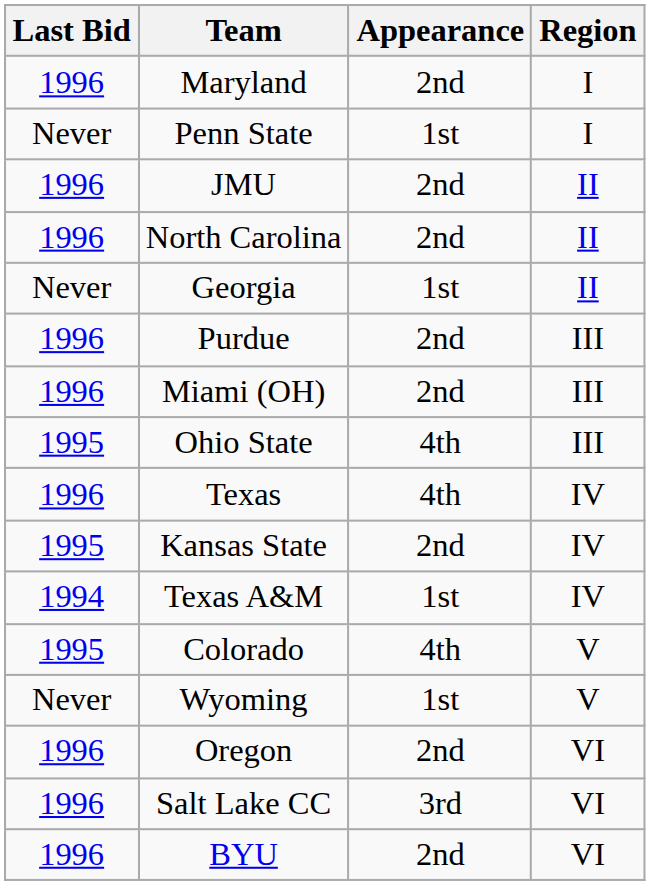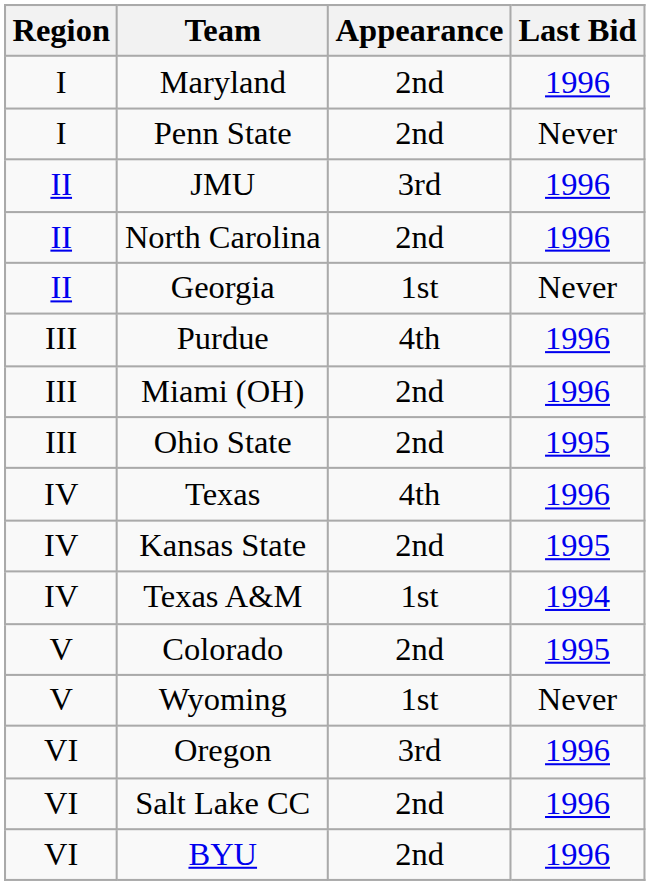columns swapped: (588, 30) <-> (72, 30)
(440, 133) 1st -> (420, 133) 2nd
(440, 184) 2nd -> (419, 184) 3rd
(440, 339) 2nd -> (419, 339) 4th
(440, 442) 4th -> (420, 442) 2nd
(440, 648) 4th -> (420, 648) 2nd
(440, 751) 2nd -> (419, 751) 3rd
(440, 802) 3rd -> (420, 802) 2nd
